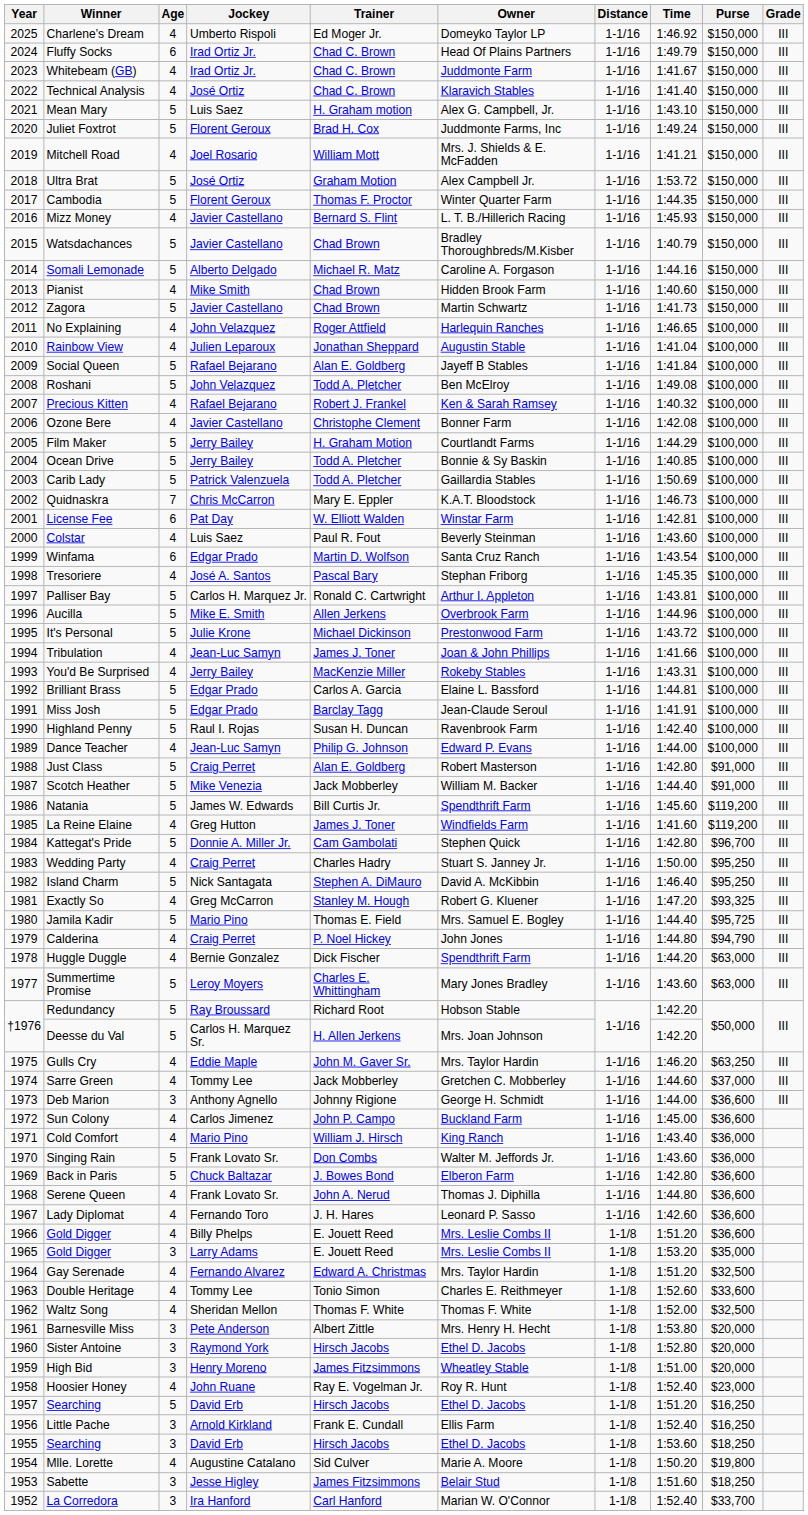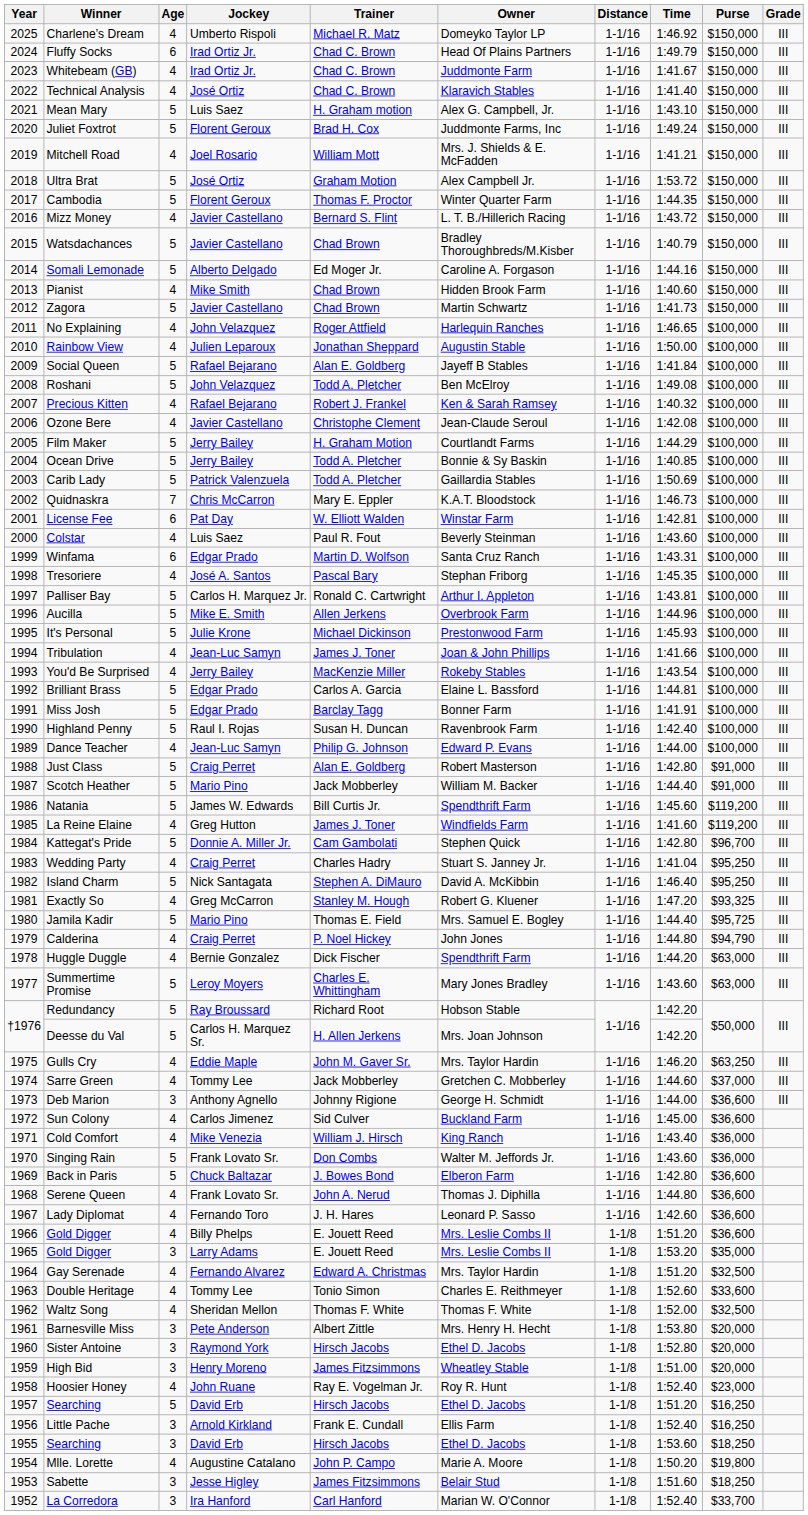(347, 33) Ed Moger Jr. -> (357, 33) Michael R. Matz
(677, 219) 1:45.93 -> (677, 219) 1:43.72
(357, 271) Michael R. Matz -> (347, 271) Ed Moger Jr.
(677, 347) 1:41.04 -> (677, 347) 1:50.00
(476, 423) Bonner Farm -> (494, 423) Jean-Claude Seroul
(677, 557) 1:43.54 -> (677, 557) 1:43.31
(677, 634) 1:43.72 -> (677, 634) 1:45.93
(677, 672) 1:43.31 -> (677, 672) 1:43.54
(494, 710) Jean-Claude Seroul -> (476, 710) Bonner Farm
(226, 787) Mike Venezia -> (219, 787) Mario Pino
(677, 863) 1:50.00 -> (677, 863) 1:41.04
(354, 1119) John P. Campo -> (341, 1119) Sid Culver
(219, 1138) Mario Pino -> (226, 1138) Mike Venezia
(341, 1463) Sid Culver -> (354, 1463) John P. Campo
